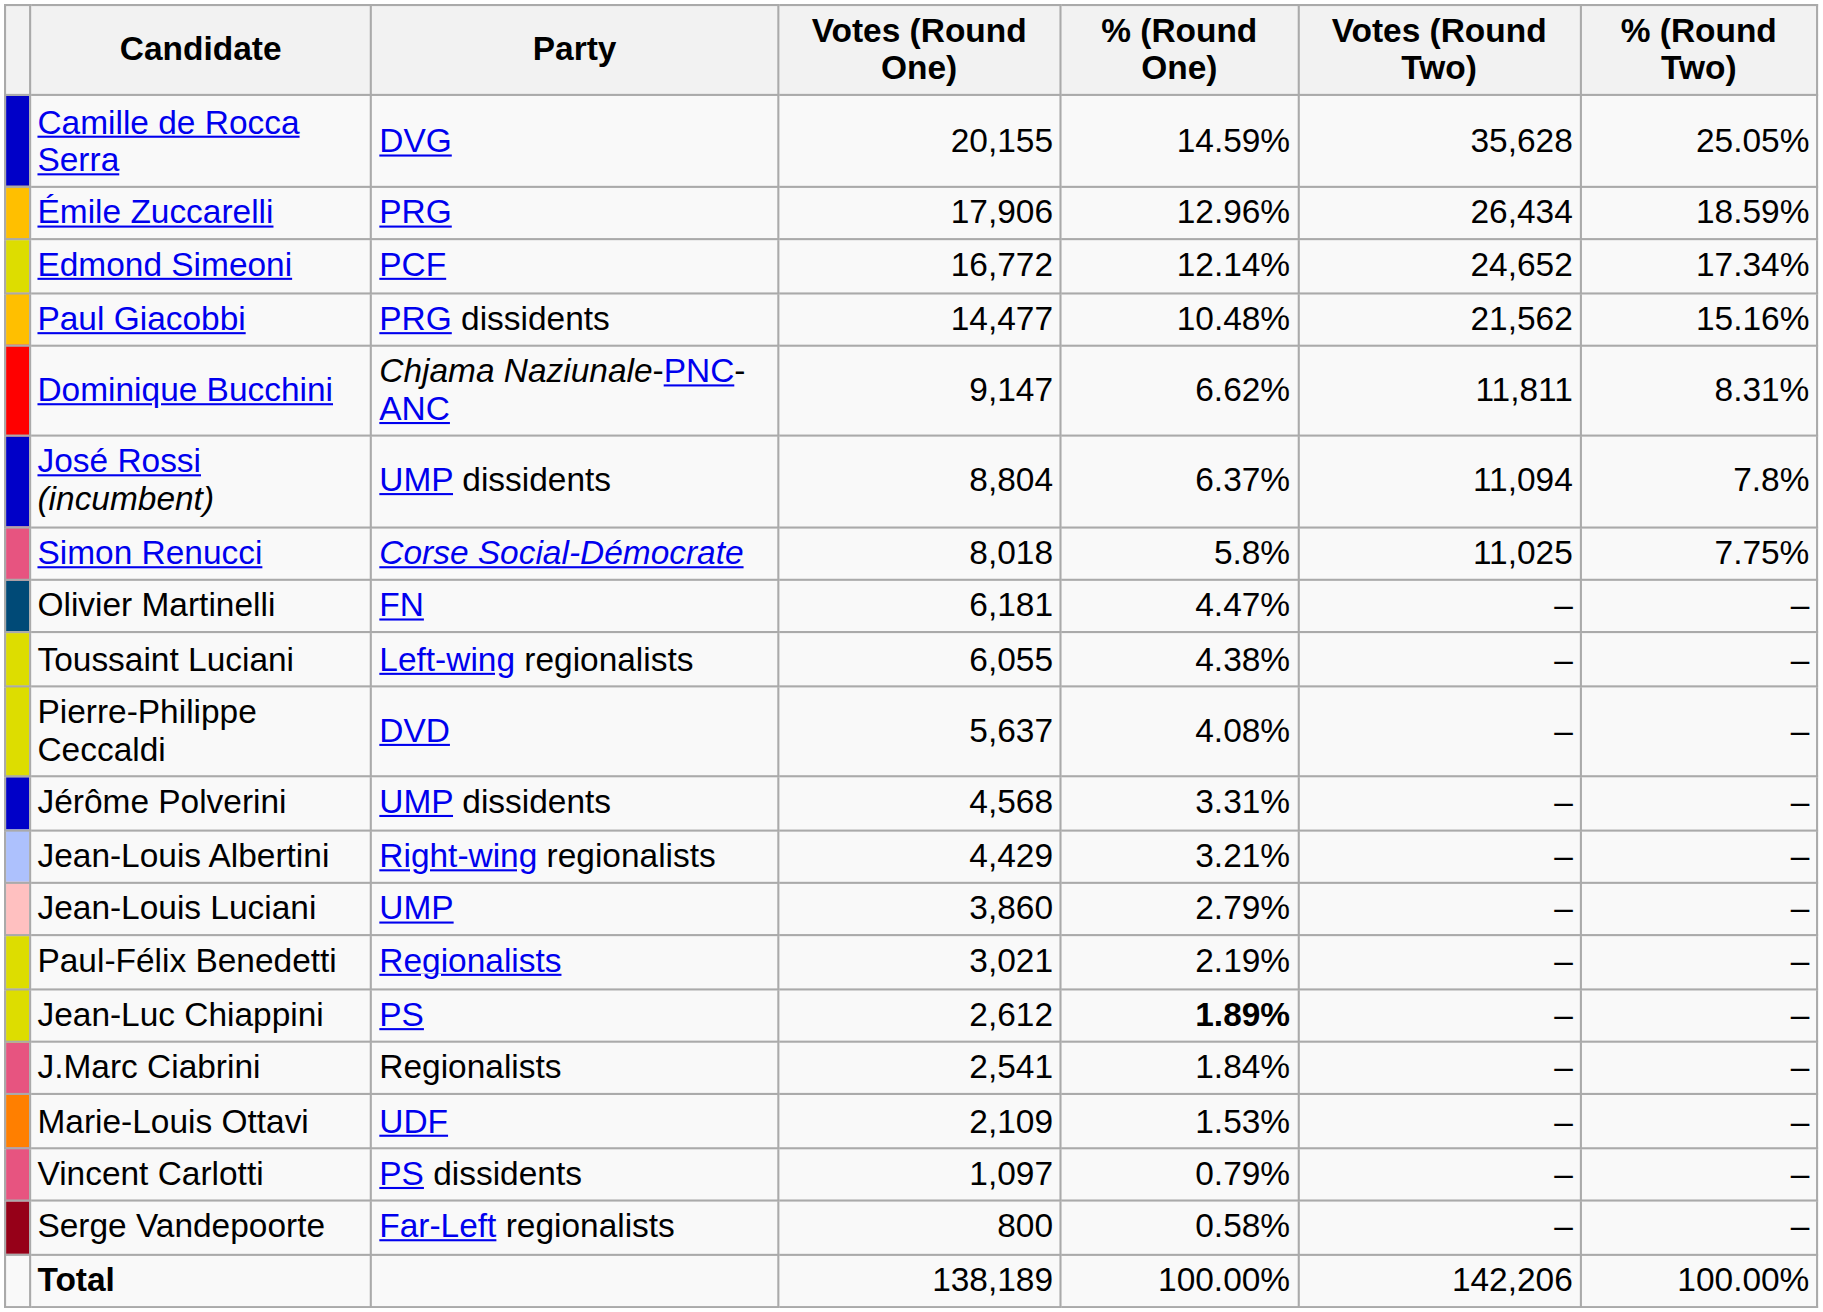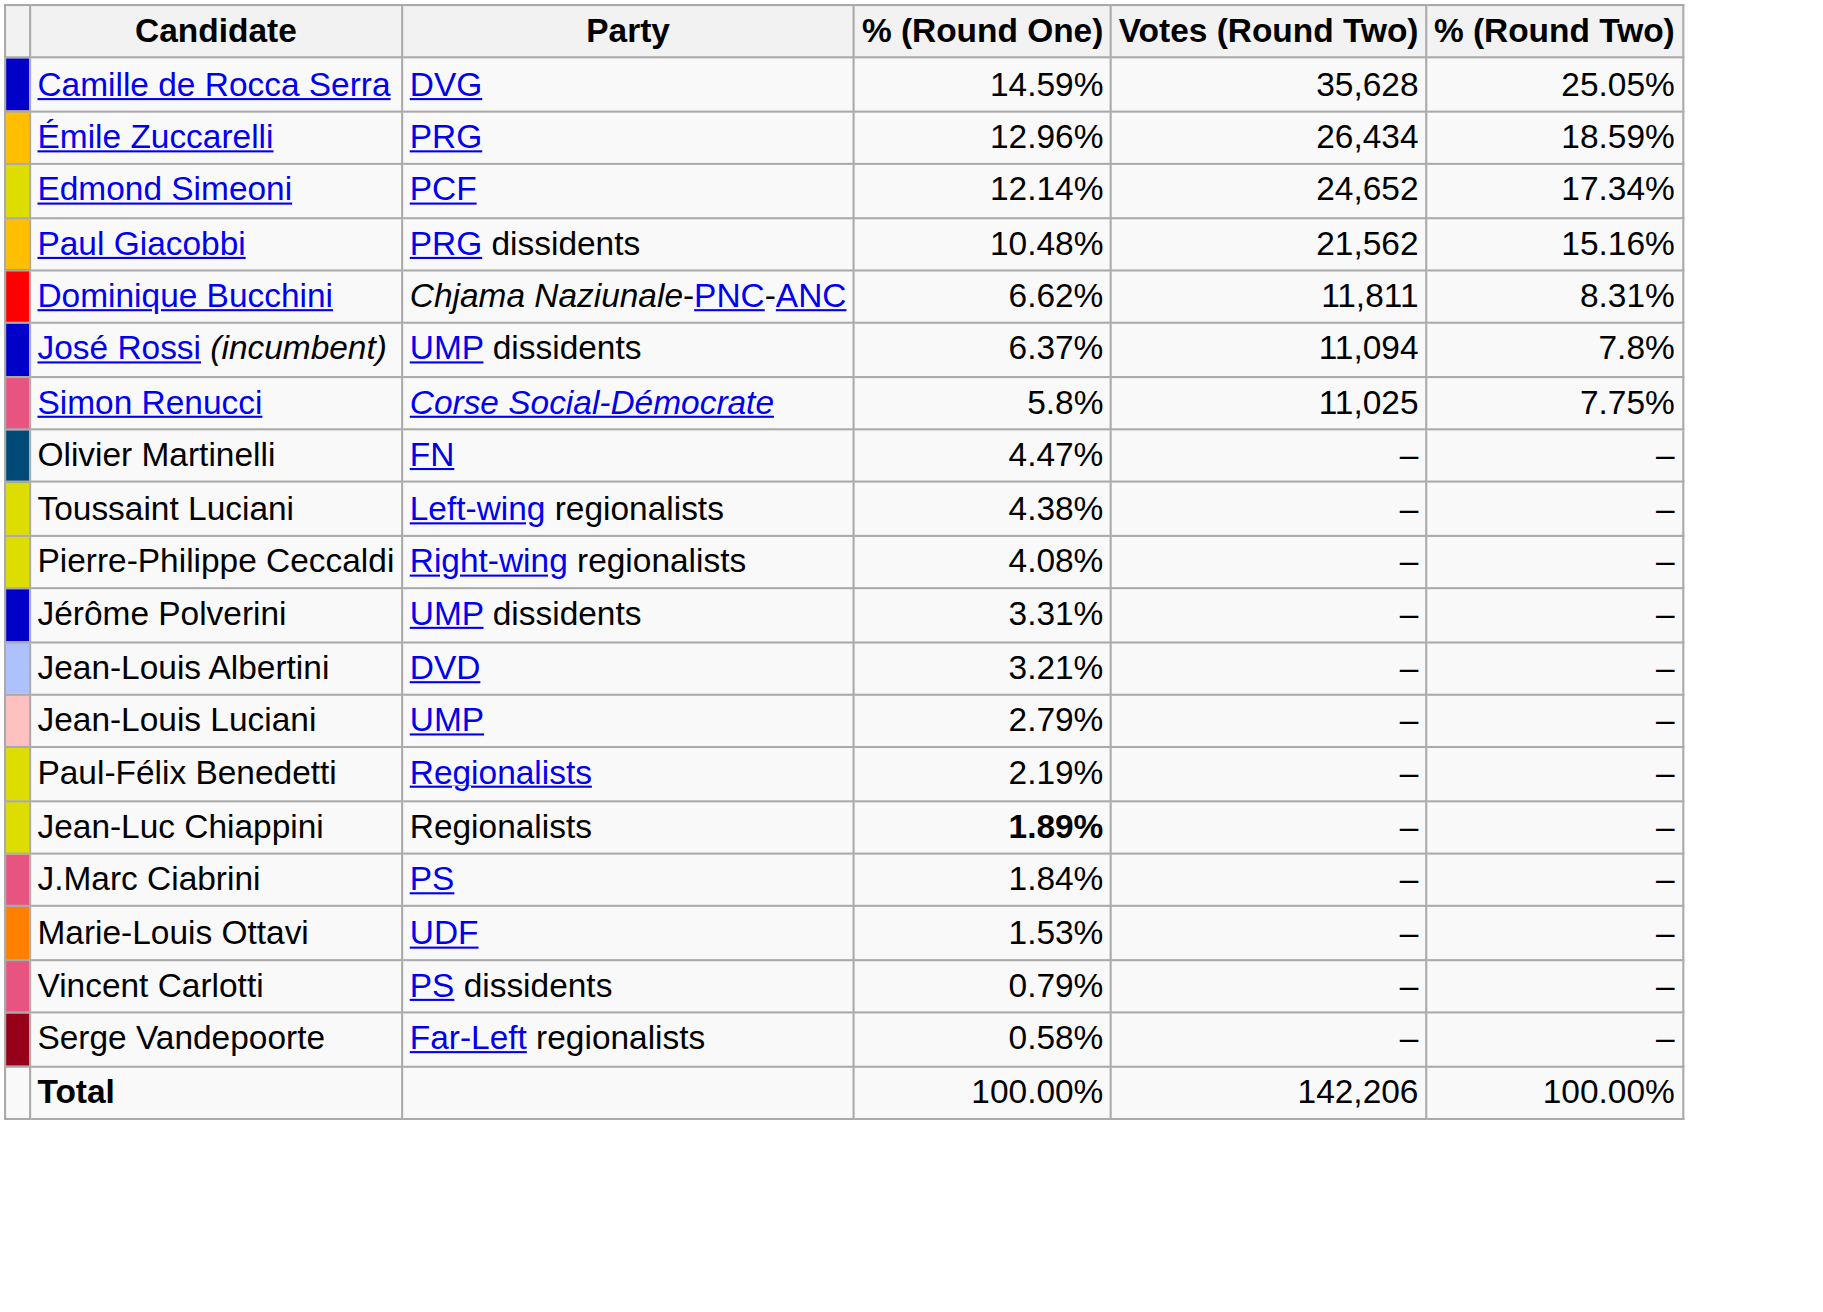- column: (919, 49)
(415, 730) DVD -> (578, 561) Right-wing regionalists
(548, 855) Right-wing regionalists -> (445, 667) DVD
(402, 1014) PS -> (501, 826) Regionalists
(470, 1067) Regionalists -> (432, 879) PS
